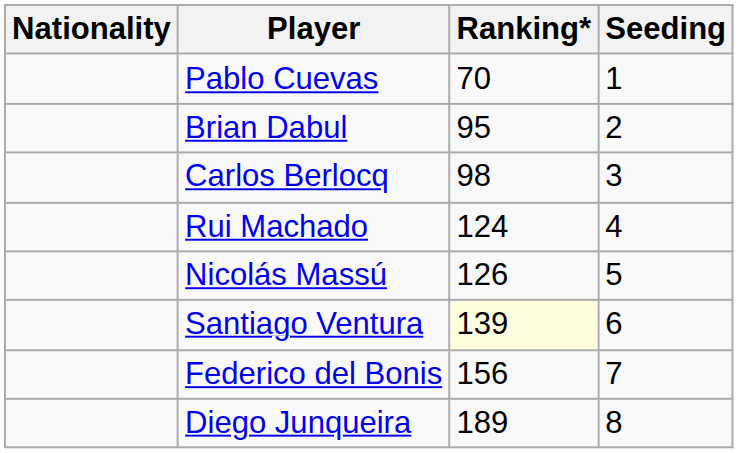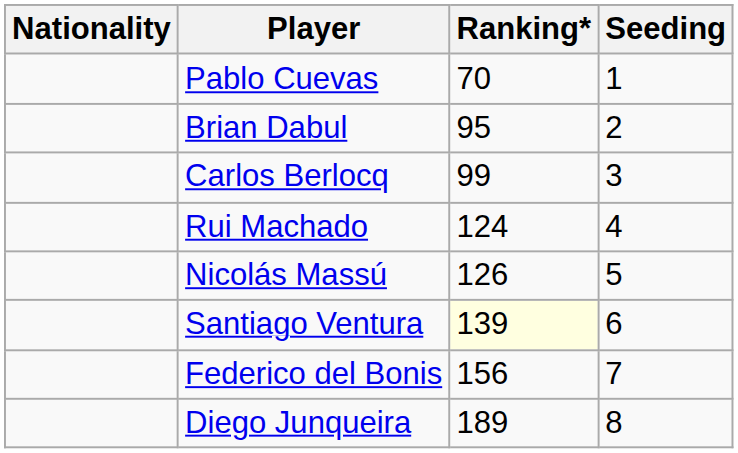(474, 176) 98 -> (474, 176) 99
